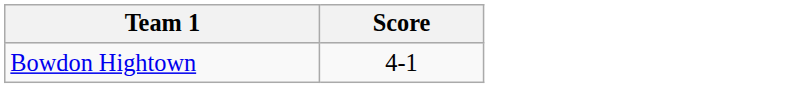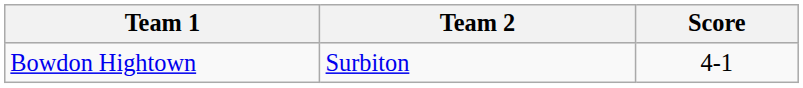+ column: (478, 23)
